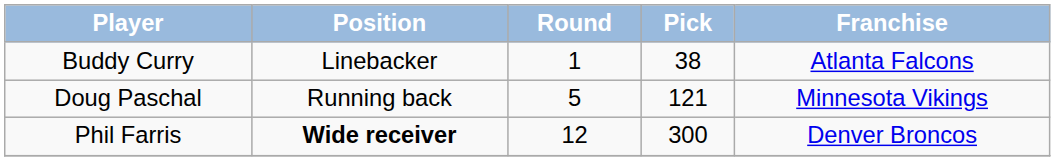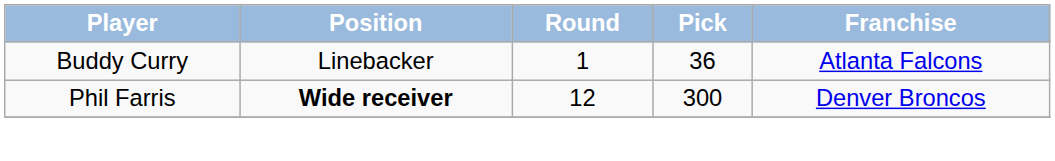(688, 60) 38 -> (703, 60) 36
- row: (128, 98)
